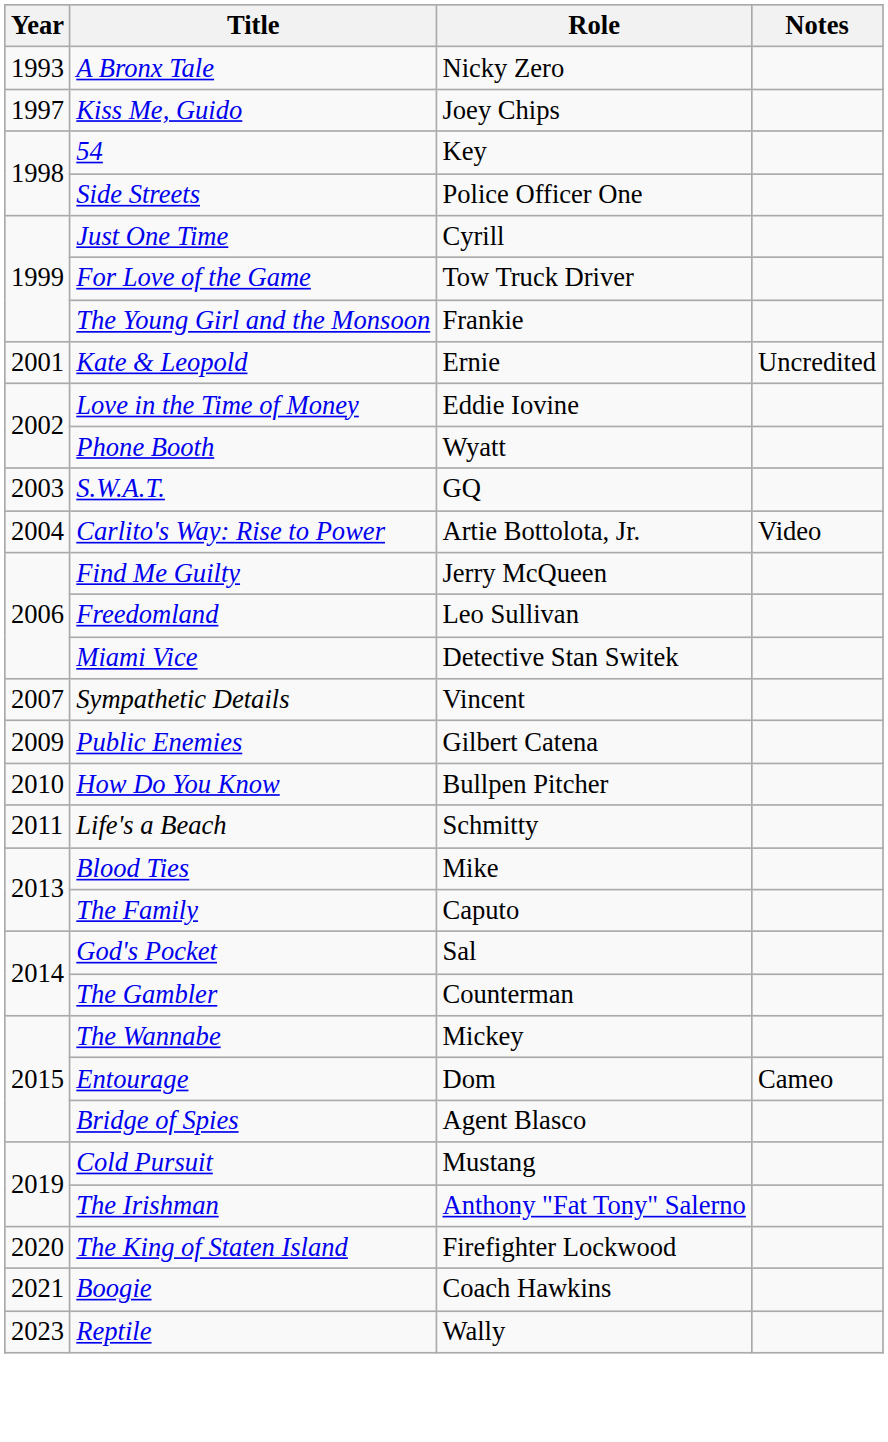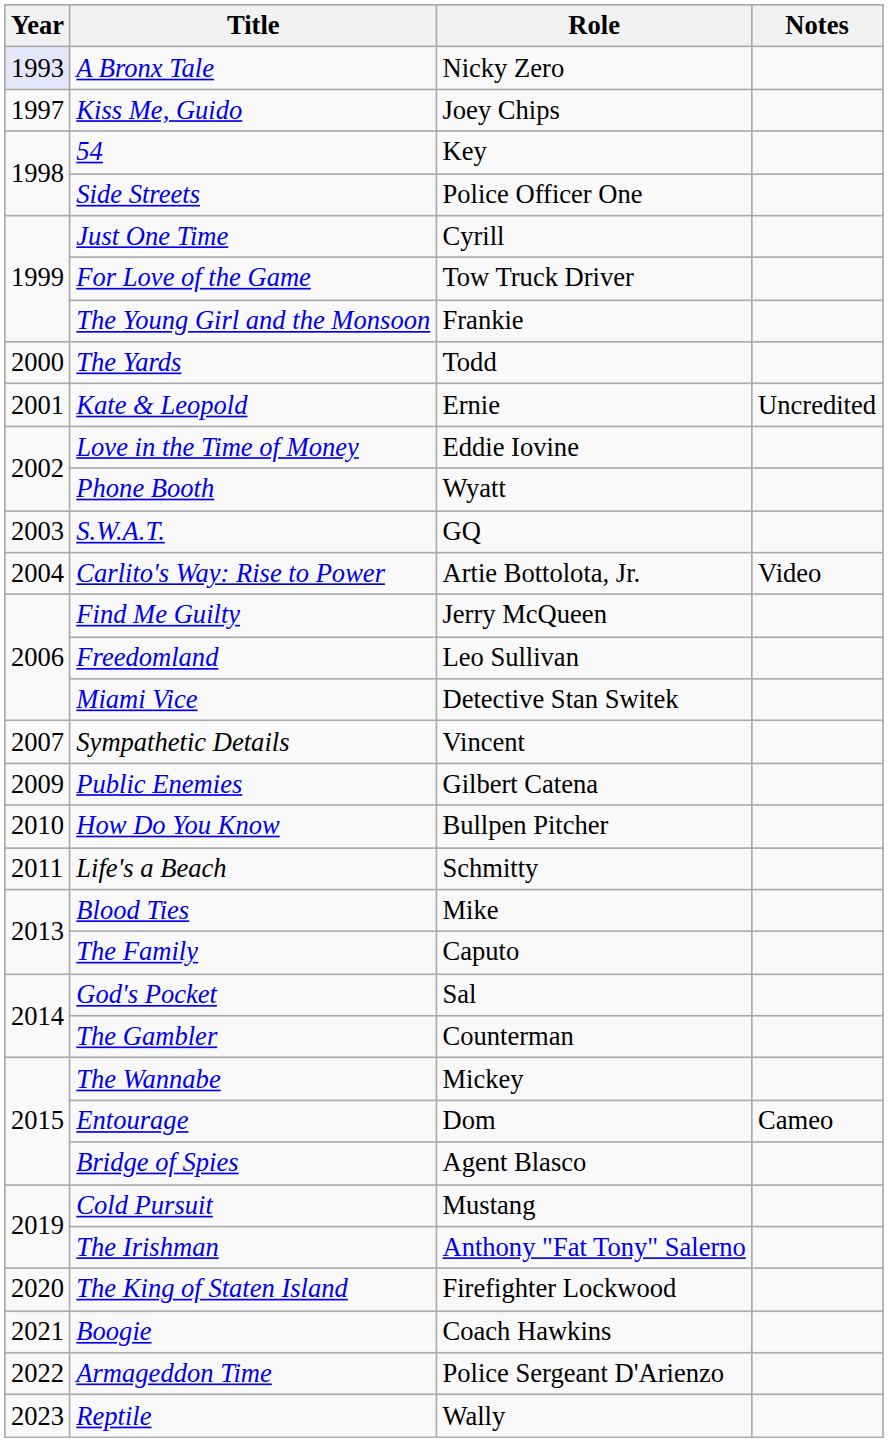(38, 67) no background -> (38, 67) lavender background
+ row: (129, 362)
+ row: (174, 1373)
